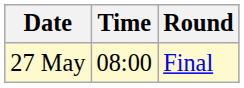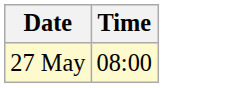- column: (198, 23)
